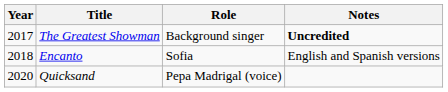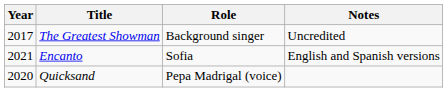(318, 35) bold -> (316, 35) normal
(20, 55) 2018 -> (20, 55) 2021
